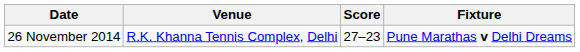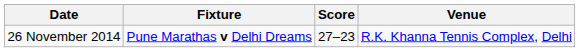columns swapped: (479, 15) <-> (232, 15)
